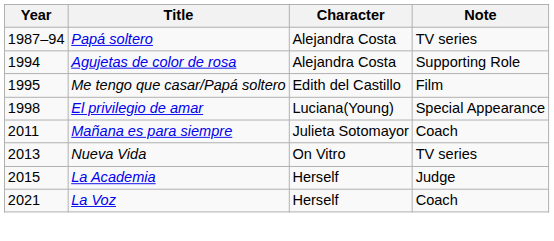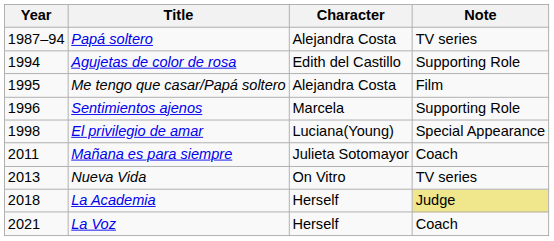(344, 62) Alejandra Costa -> (347, 62) Edith del Castillo
(347, 85) Edith del Castillo -> (344, 85) Alejandra Costa
+ row: (137, 108)
(24, 177) 2015 -> (24, 200) 2018
(435, 177) no background -> (435, 200) khaki background
